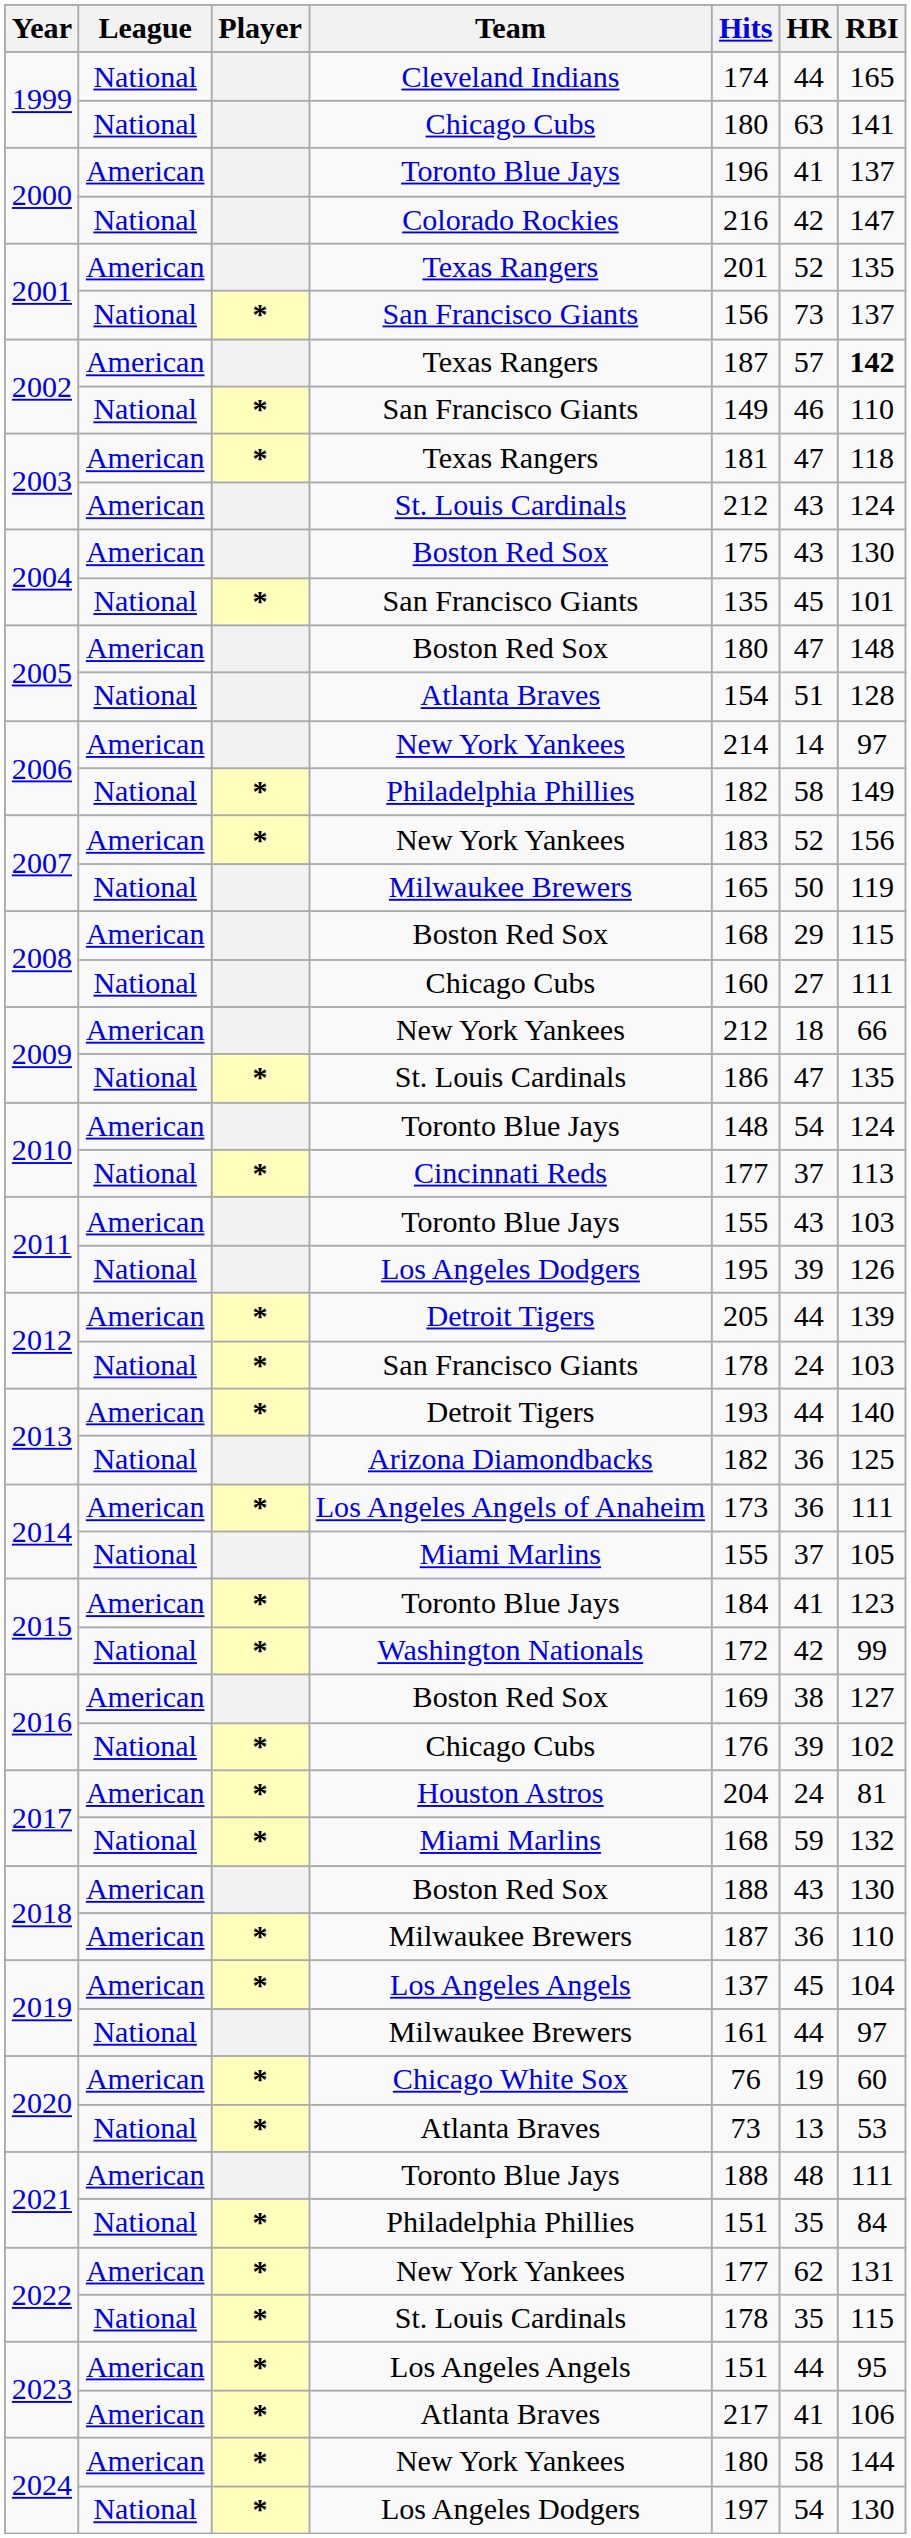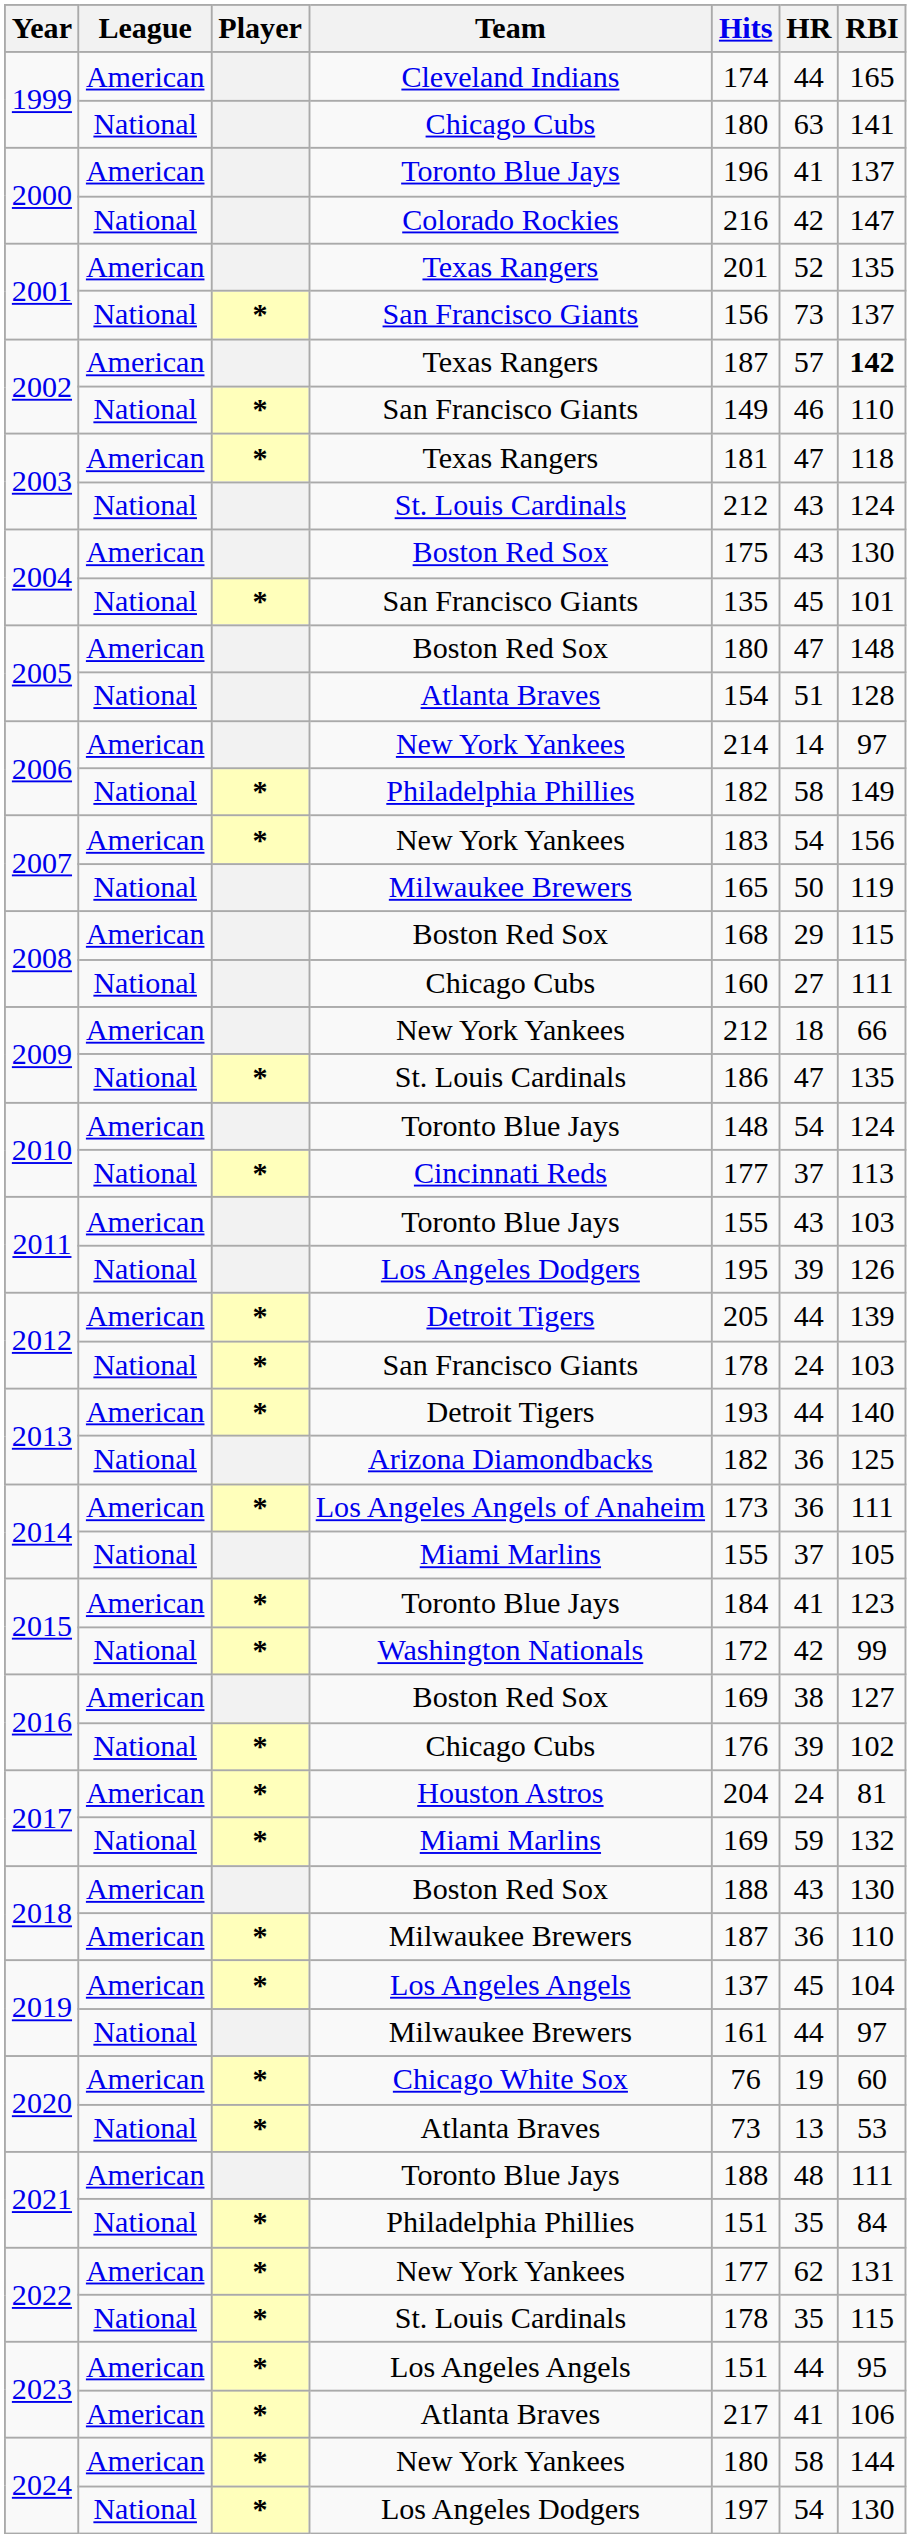(145, 76) National -> (145, 76) American
(145, 505) American -> (145, 505) National
(809, 839) 52 -> (809, 839) 54
(746, 1841) 168 -> (746, 1841) 169
